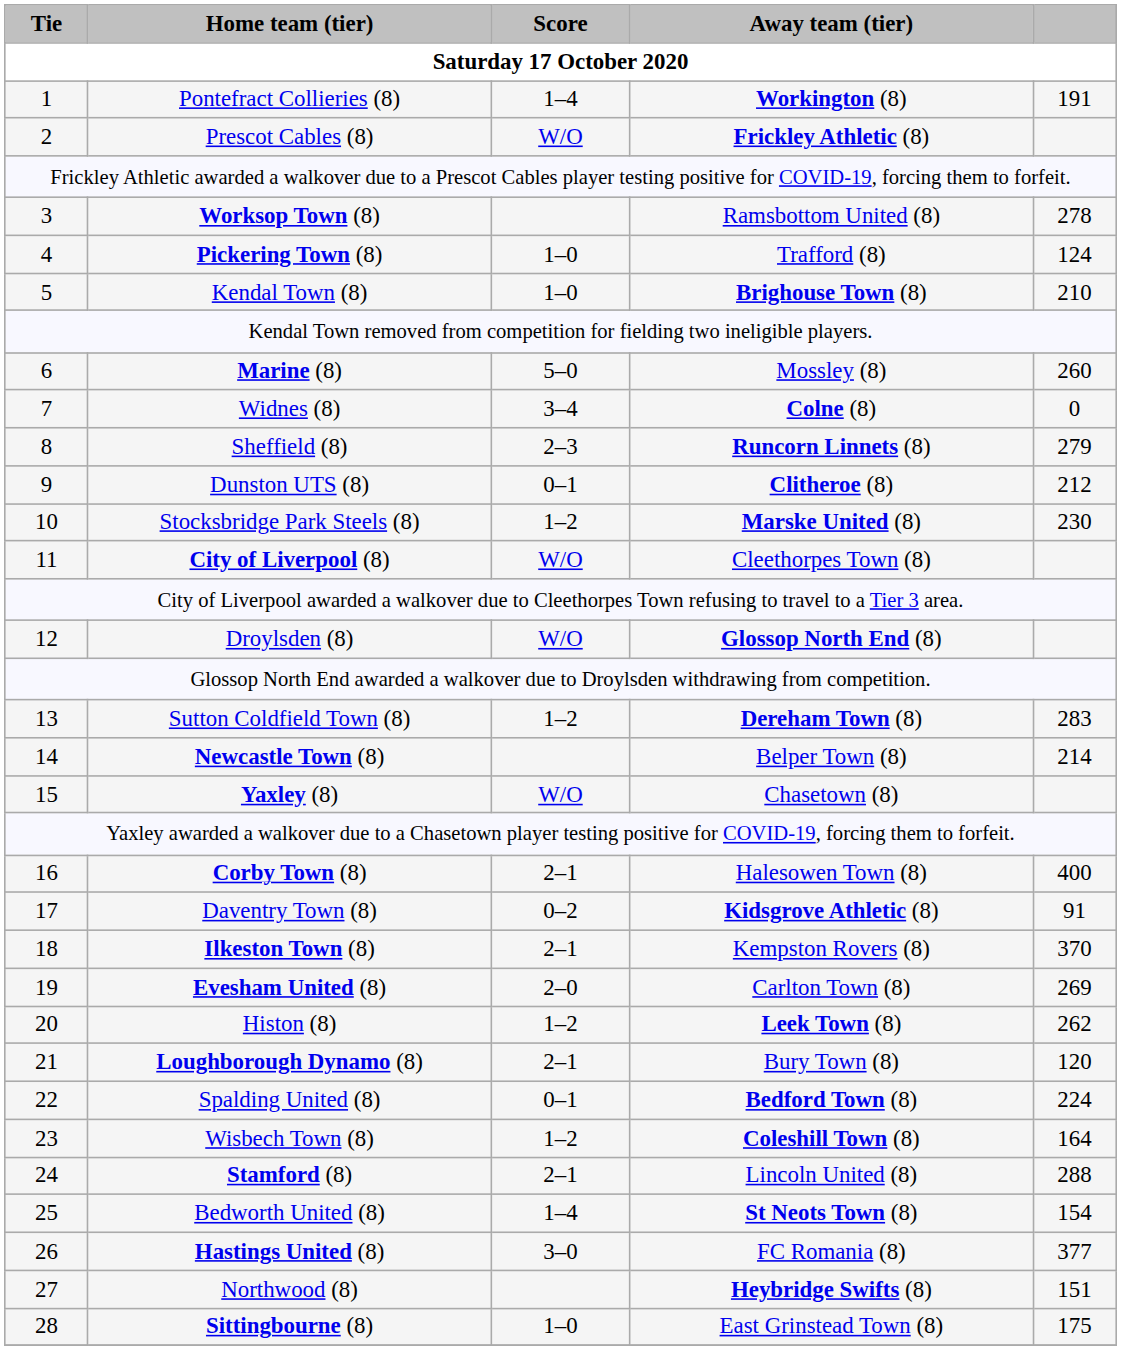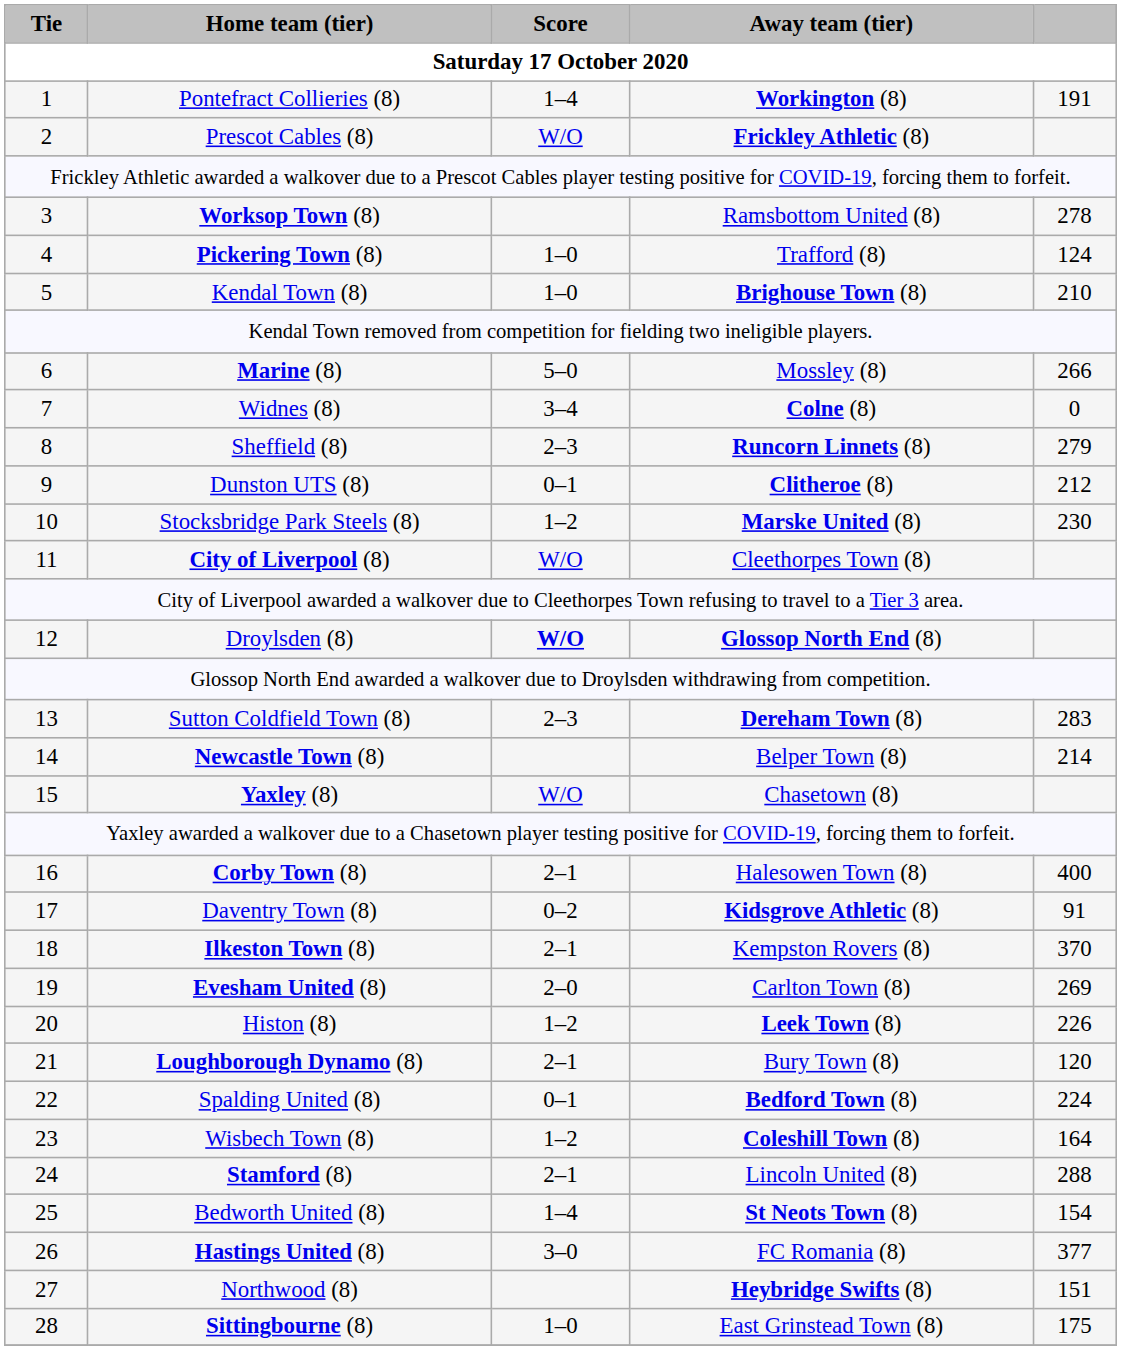(1074, 371) 260 -> (1074, 371) 266
(560, 639) normal -> (560, 639) bold
(560, 718) 1–2 -> (560, 718) 2–3
(1074, 1024) 262 -> (1074, 1024) 226
